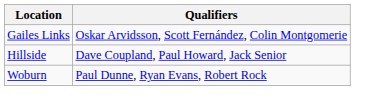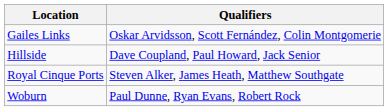+ row: (55, 75)
